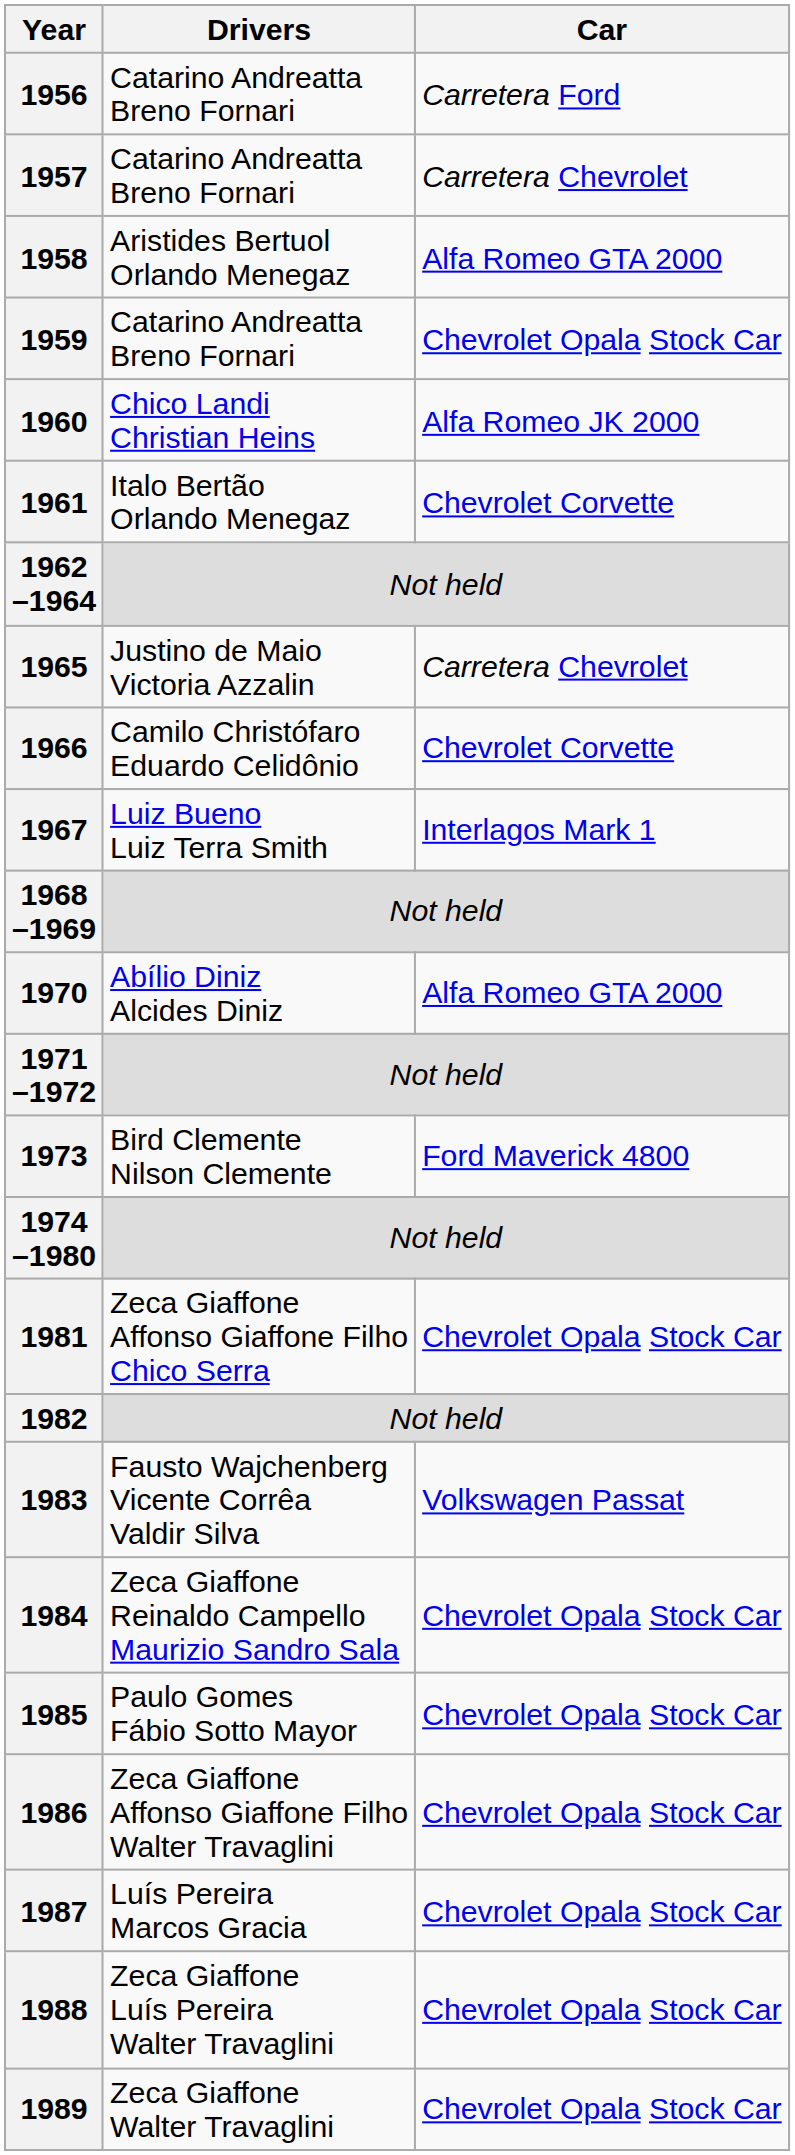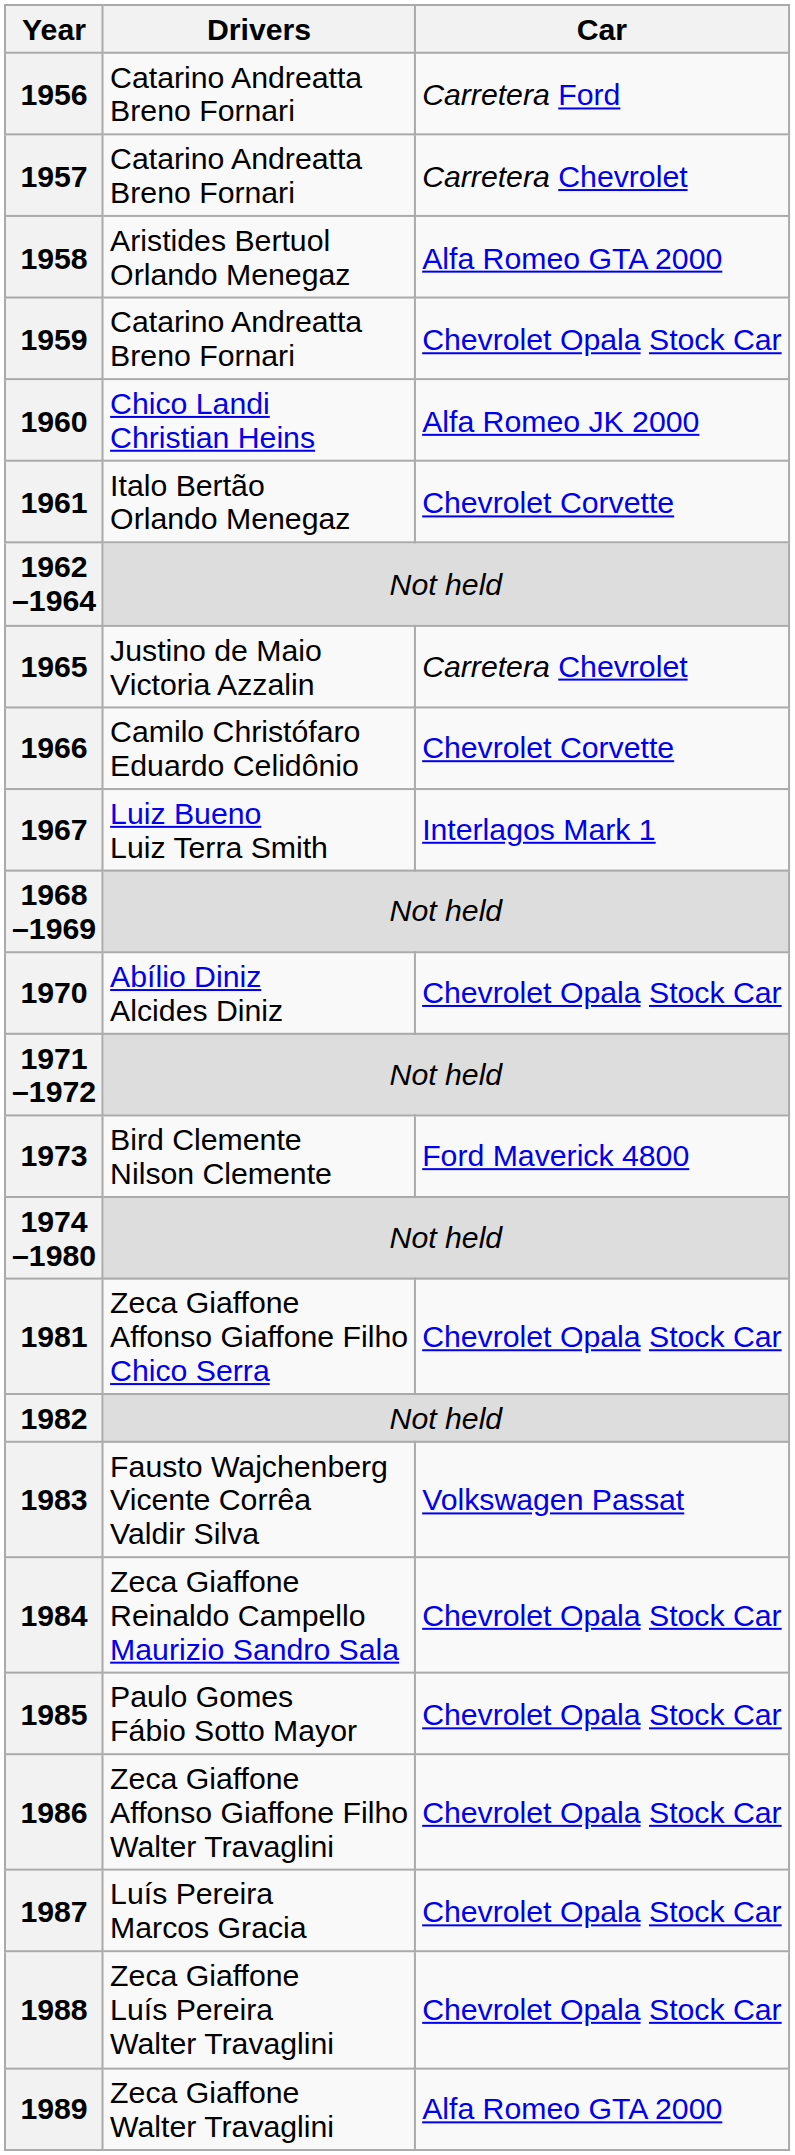(572, 993) Alfa Romeo GTA 2000 -> (602, 993) Chevrolet Opala Stock Car
(602, 2109) Chevrolet Opala Stock Car -> (572, 2109) Alfa Romeo GTA 2000
